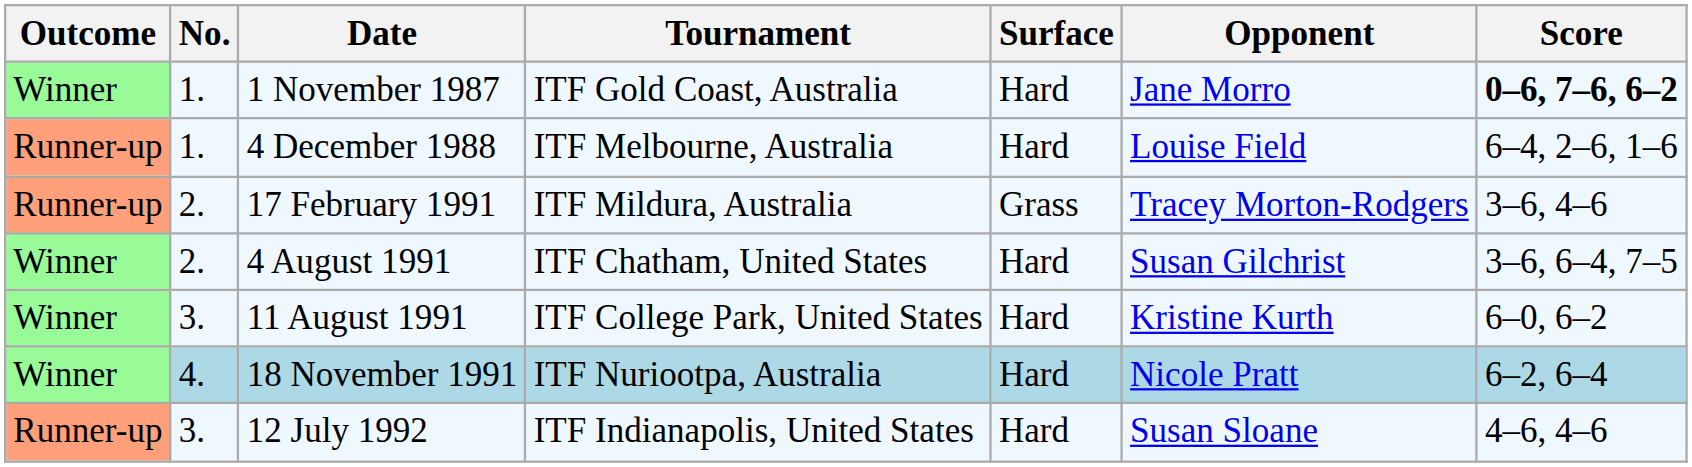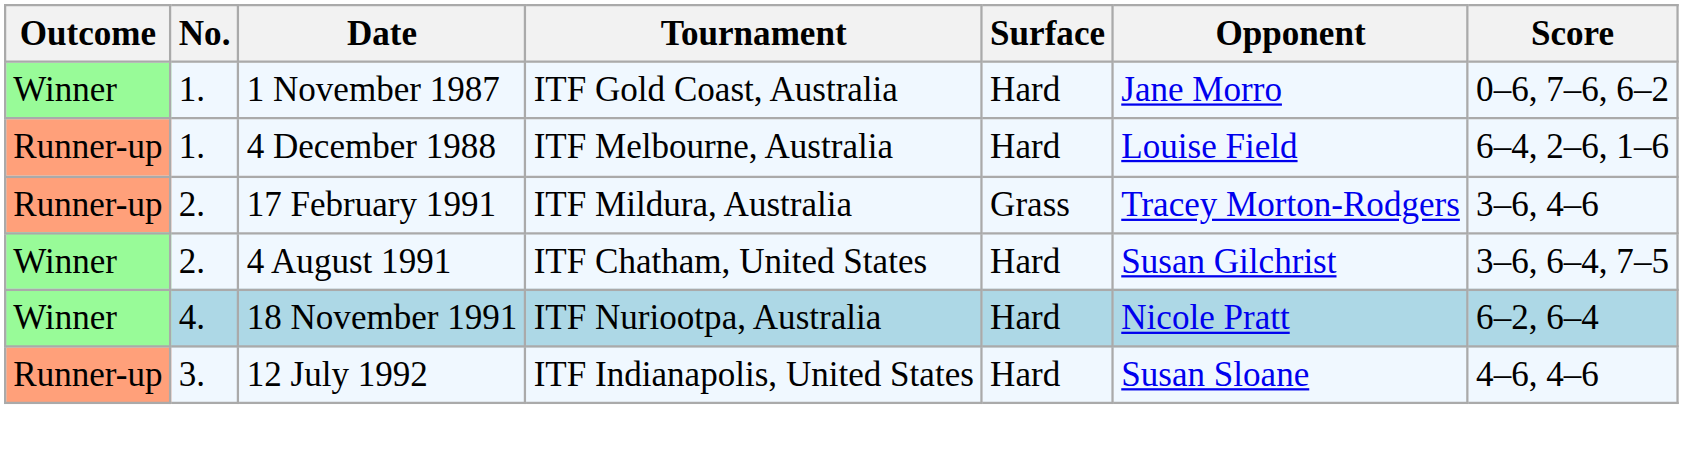(1581, 89) bold -> (1573, 89) normal
- row: (357, 317)
